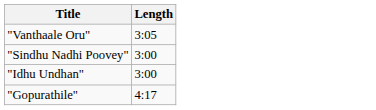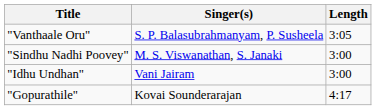+ column: (229, 14)
